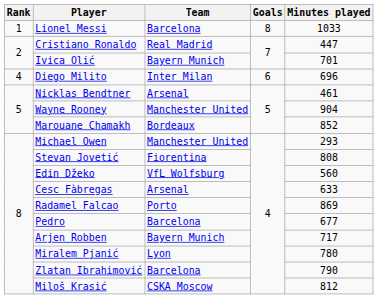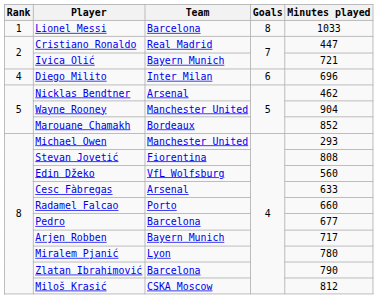(329, 61) 701 -> (329, 61) 721
(329, 93) 461 -> (329, 93) 462
(329, 206) 869 -> (329, 206) 660
